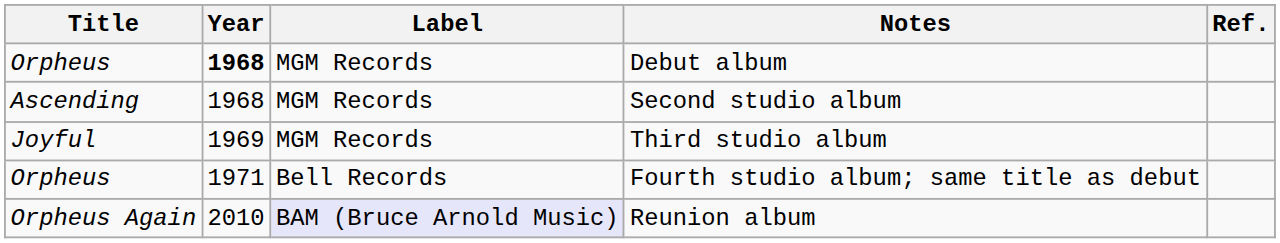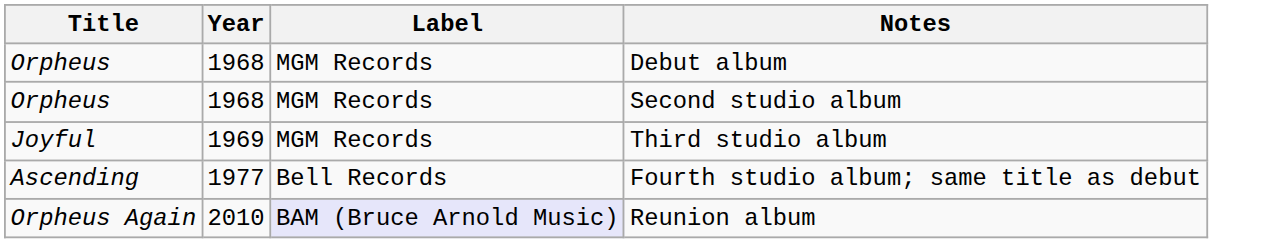- column: (1241, 24)
(236, 63) bold -> (236, 63) normal
(75, 102) Ascending -> (61, 102) Orpheus
(61, 179) Orpheus -> (75, 179) Ascending
(236, 179) 1971 -> (236, 179) 1977
